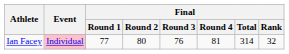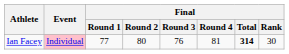(247, 42) normal -> (247, 42) bold
(271, 42) 32 -> (271, 42) 30
